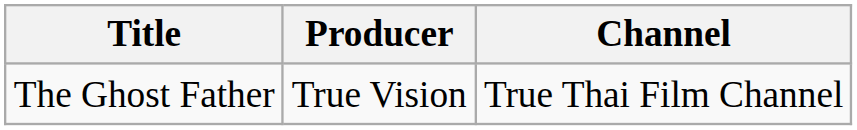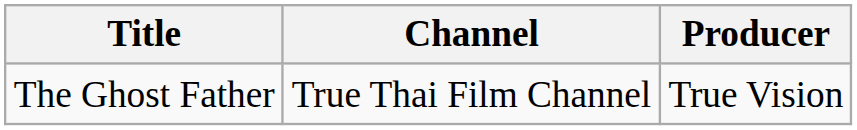columns swapped: (379, 34) <-> (664, 34)
